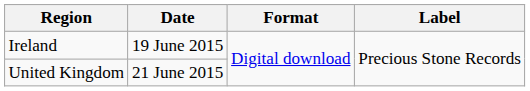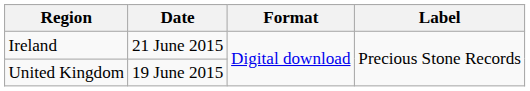(178, 45) 19 June 2015 -> (178, 45) 21 June 2015
(178, 72) 21 June 2015 -> (178, 72) 19 June 2015
